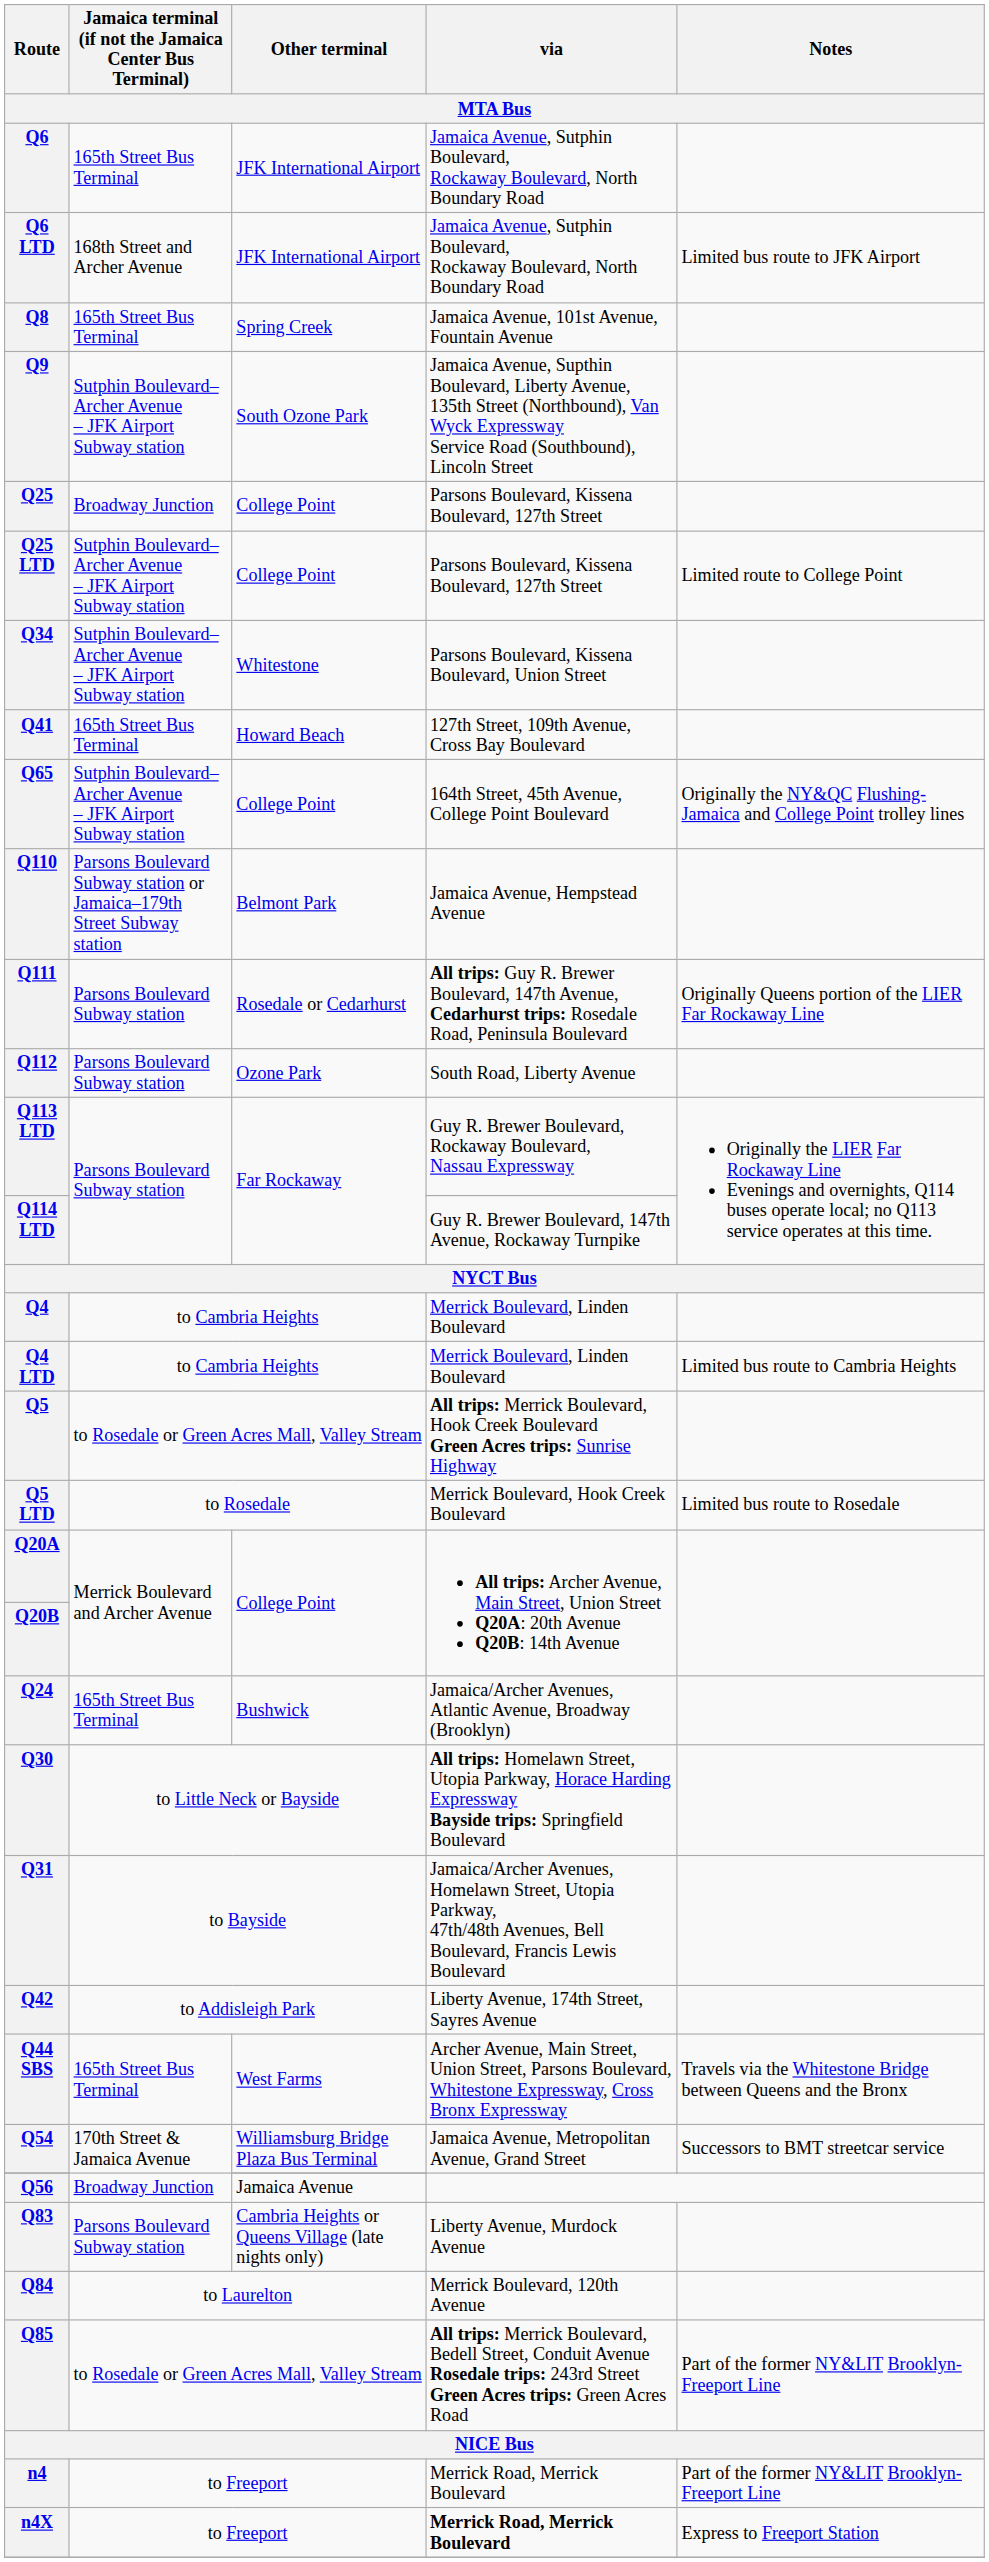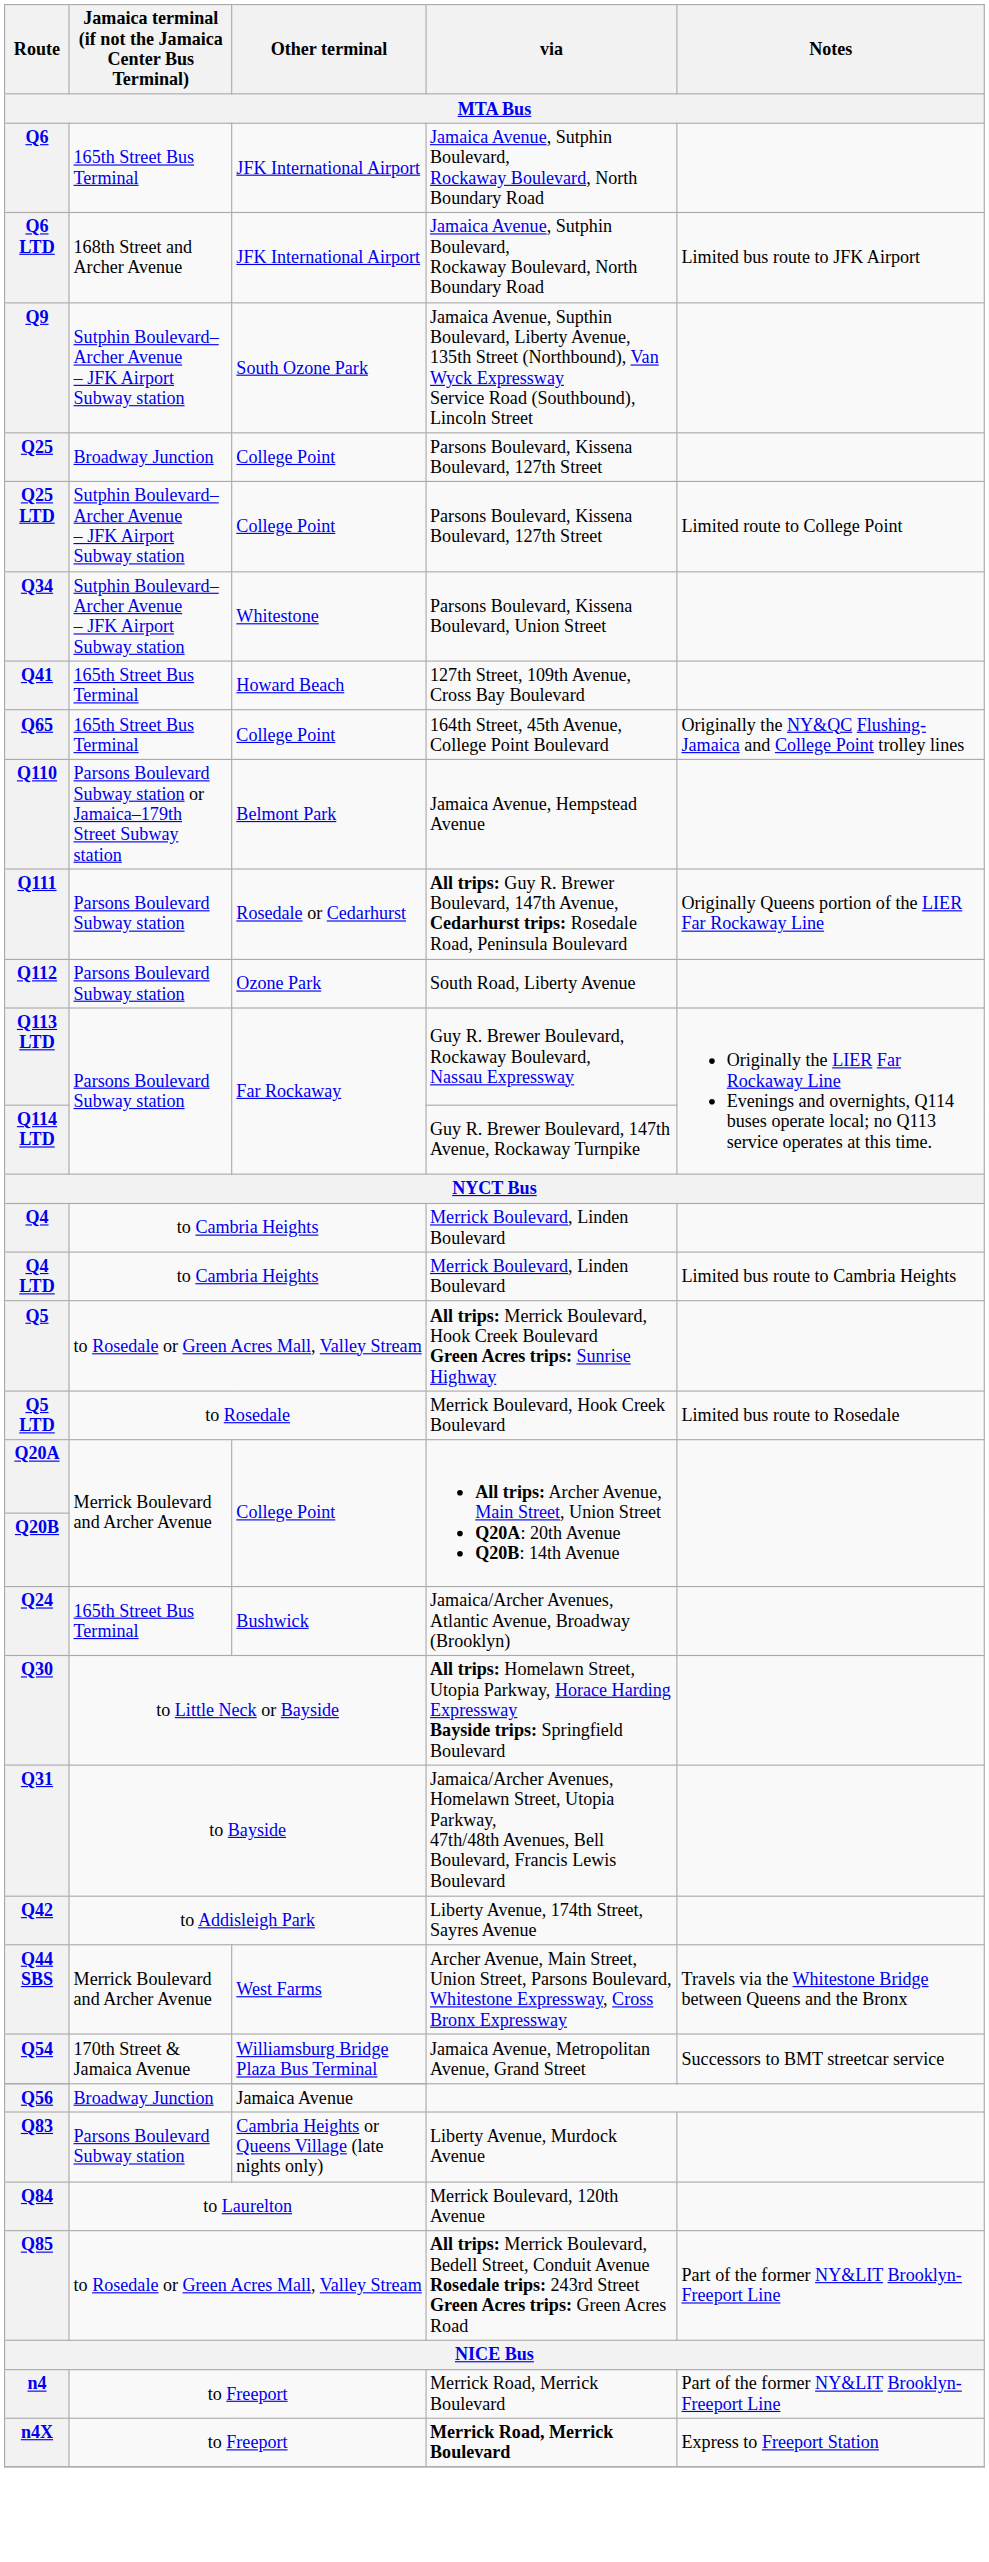- row: (37, 317)
(146, 803) Sutphin Boulevard–Archer Avenue – JFK Airport Subway station -> (134, 734) 165th Street Bus Terminal
(134, 2079) 165th Street Bus Terminal -> (143, 1989) Merrick Boulevard and Archer Avenue
